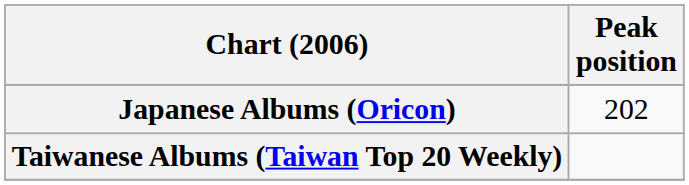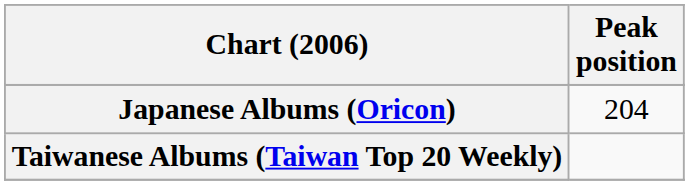(626, 108) 202 -> (626, 108) 204
